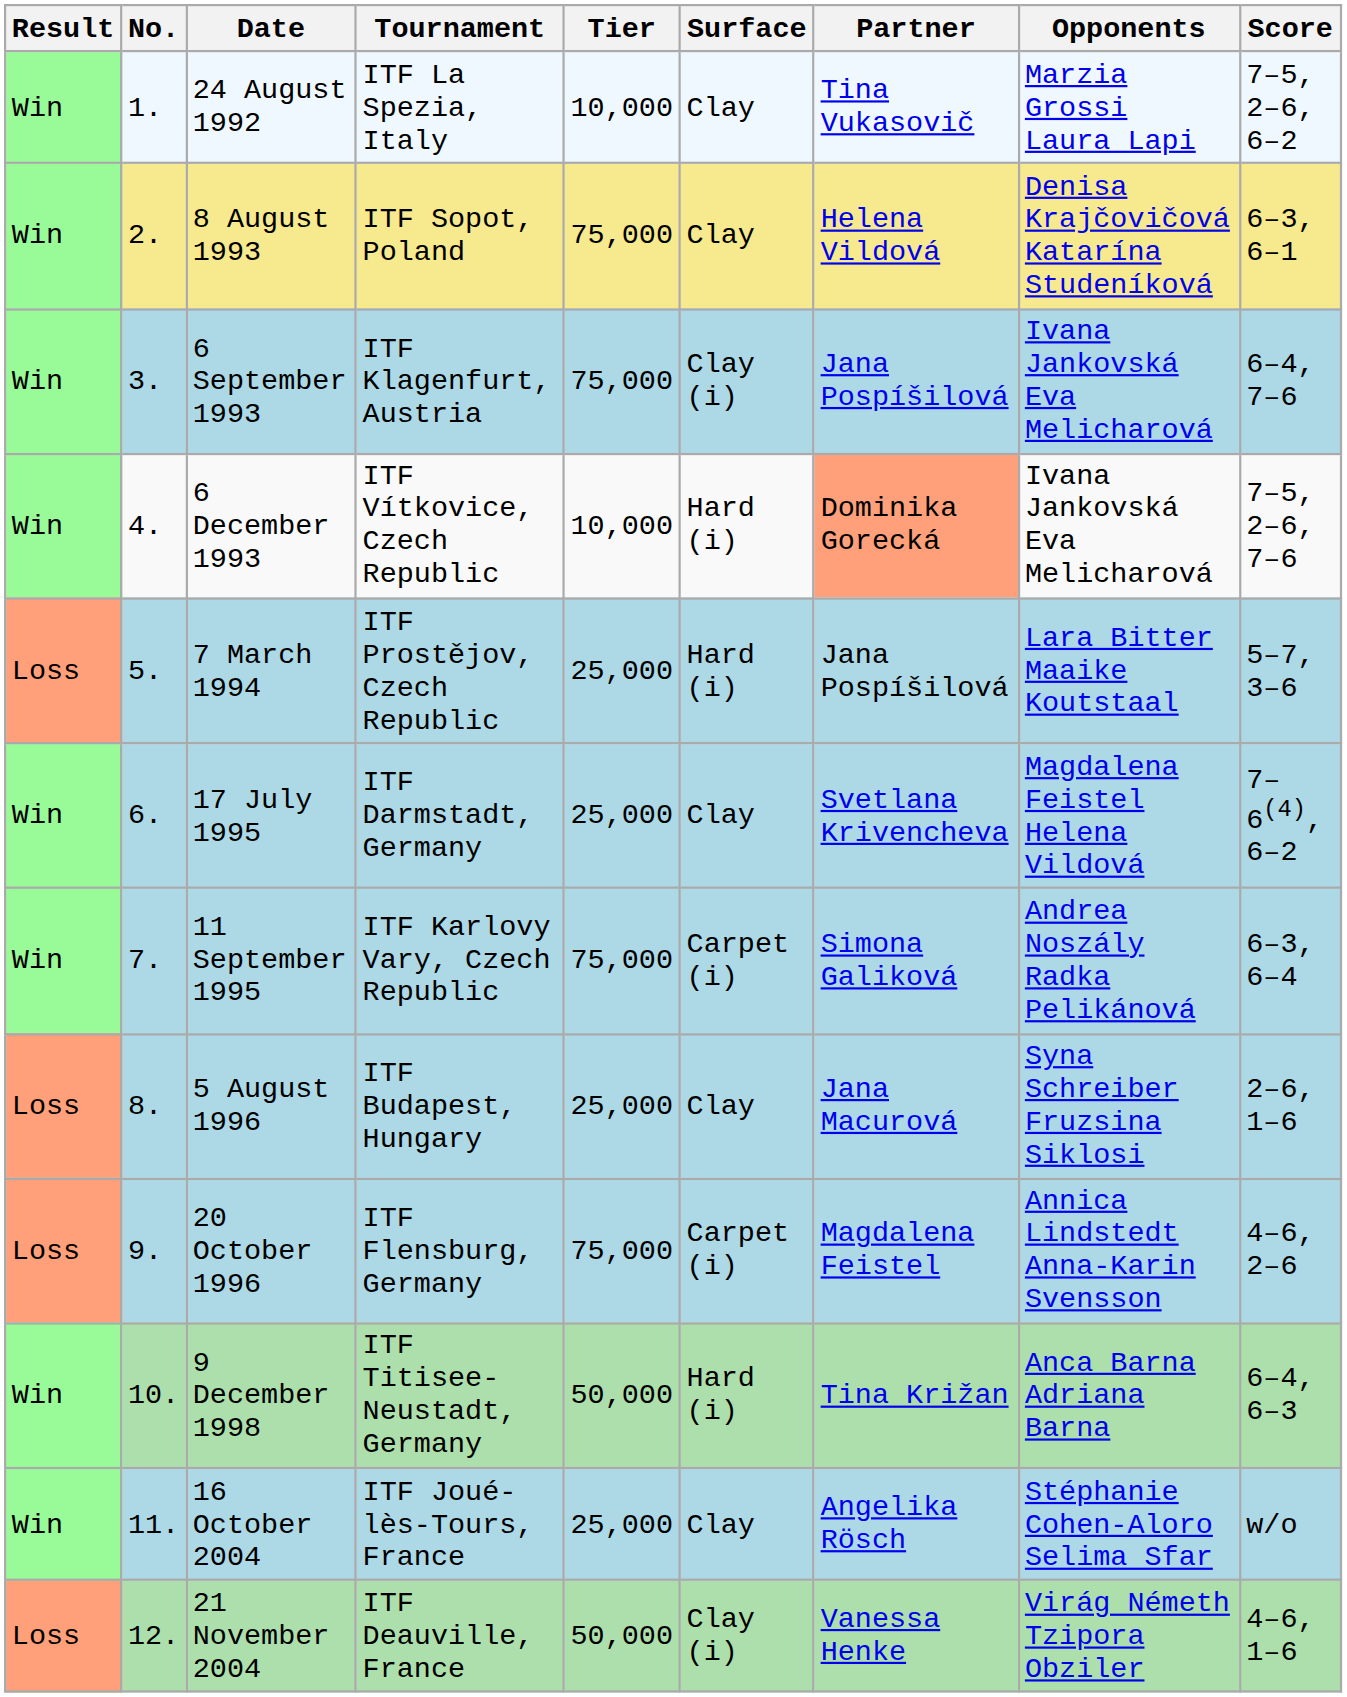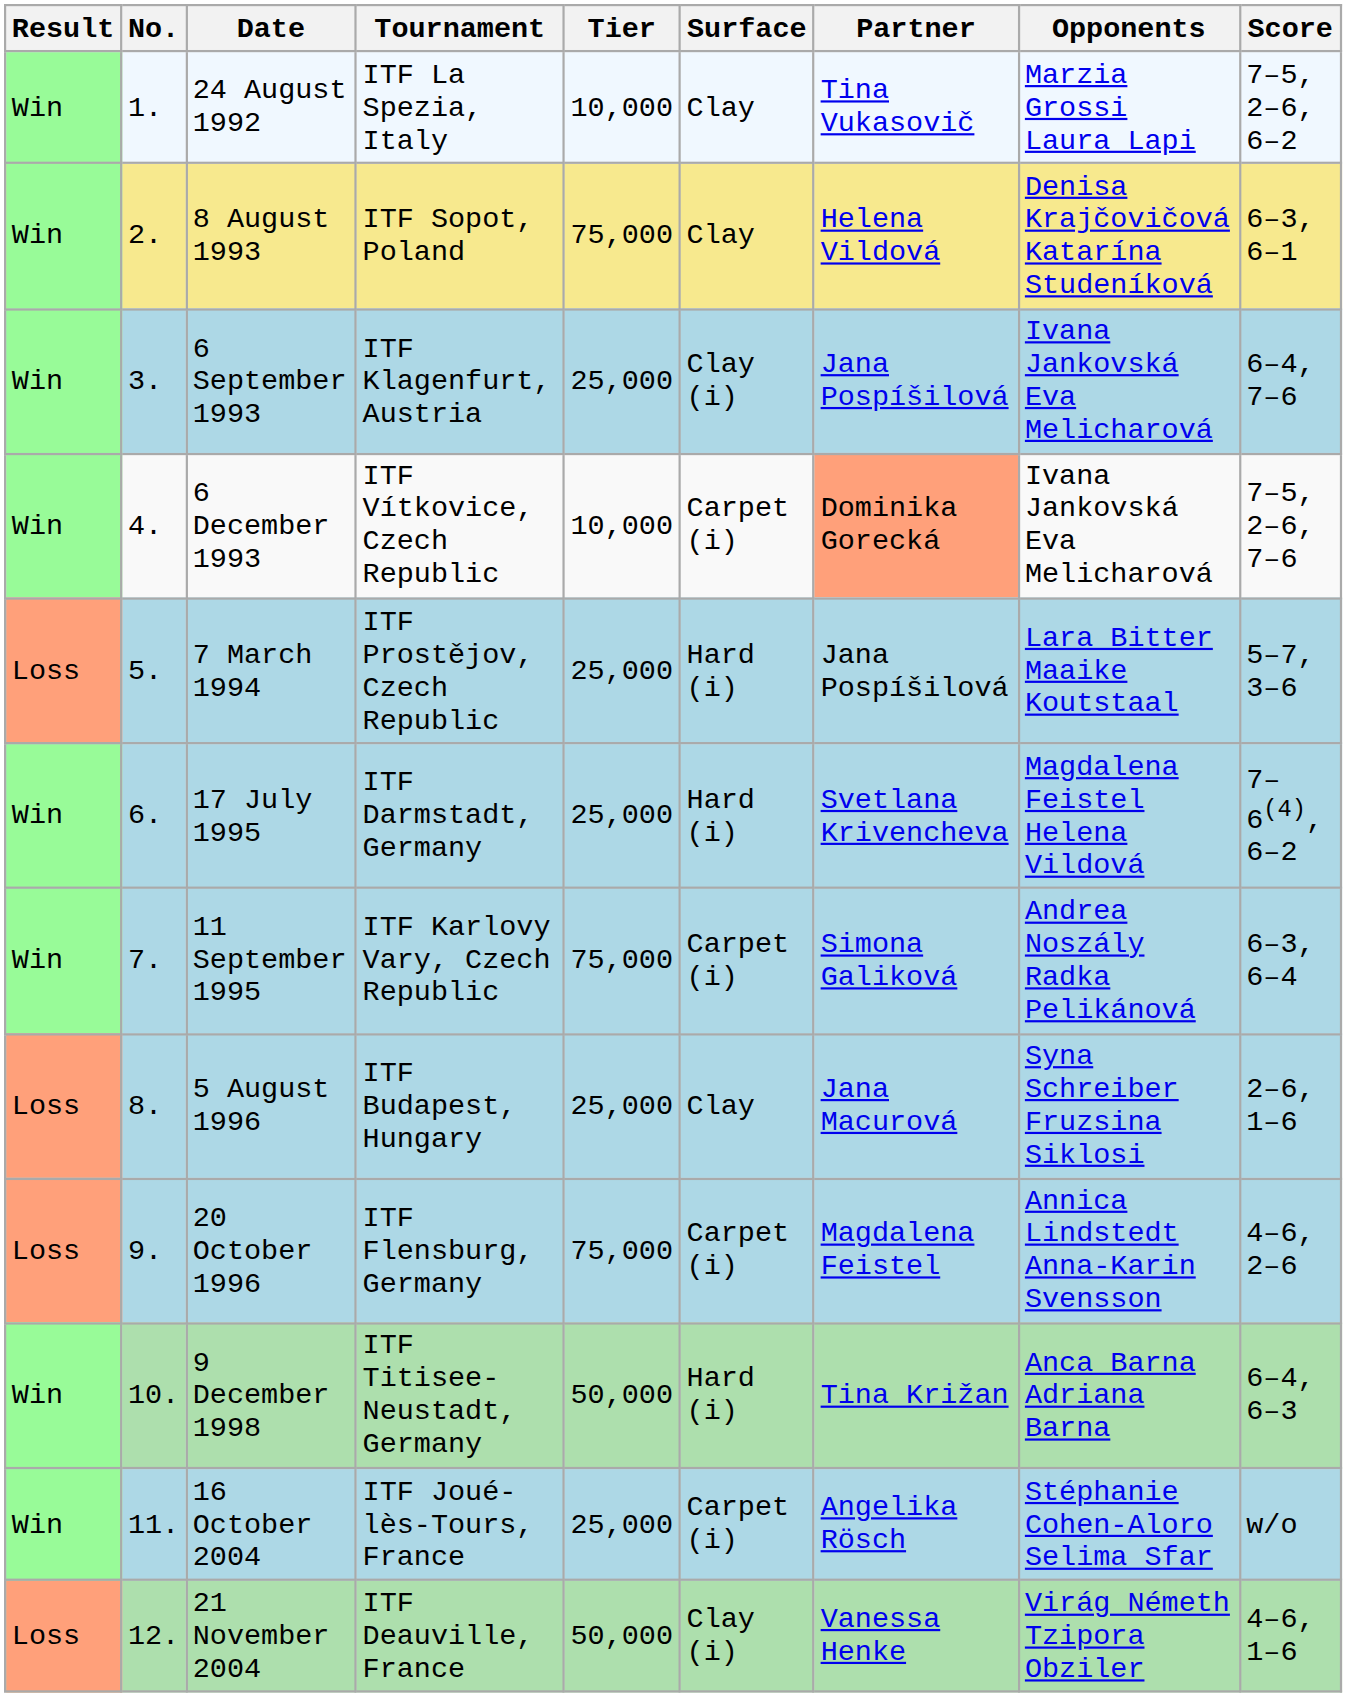(622, 381) 75,000 -> (622, 381) 25,000
(721, 526) Hard (i) -> (738, 526) Carpet (i)
(721, 816) Clay -> (721, 816) Hard (i)
(721, 1524) Clay -> (738, 1524) Carpet (i)
